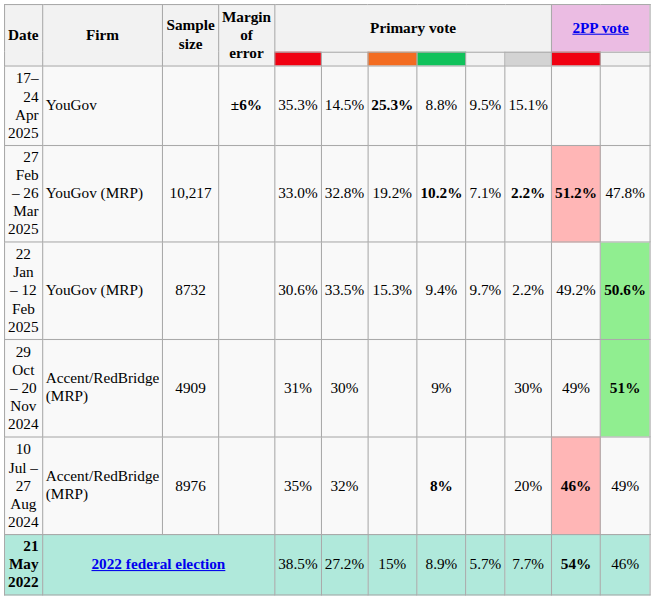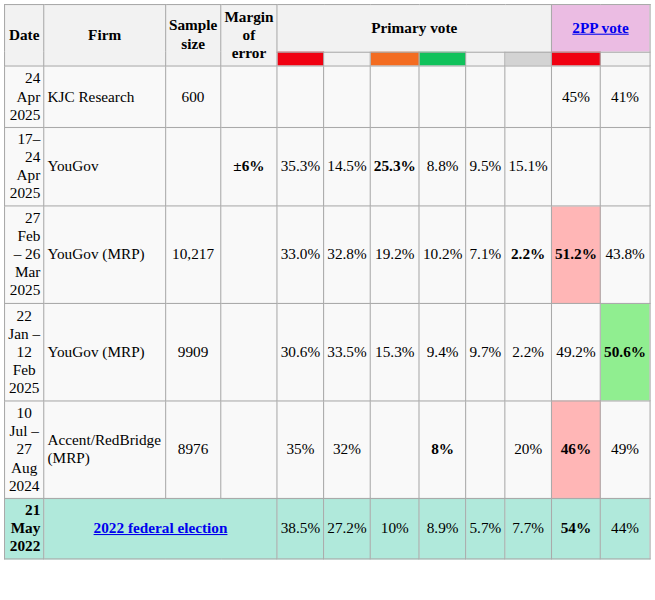+ row: (25, 96)
(441, 193) bold -> (443, 255) normal
(625, 193) 47.8% -> (625, 255) 43.8%
(191, 291) 8732 -> (193, 352) 9909
- row: (23, 388)
(392, 564) 15% -> (395, 528) 10%
(625, 564) 46% -> (625, 528) 44%
